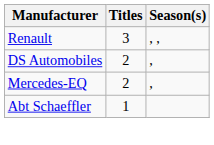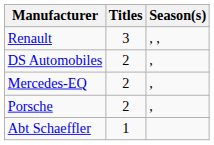+ row: (30, 106)
